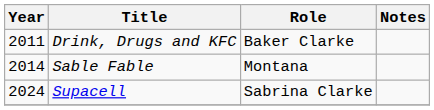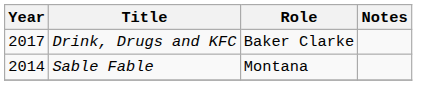(27, 42) 2011 -> (27, 42) 2017
- row: (89, 92)
